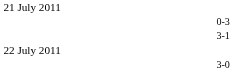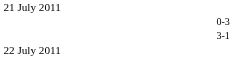- row: (85, 65)
